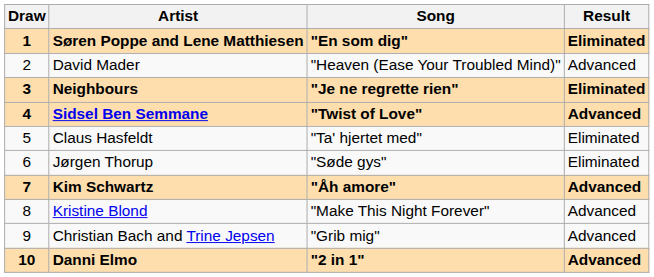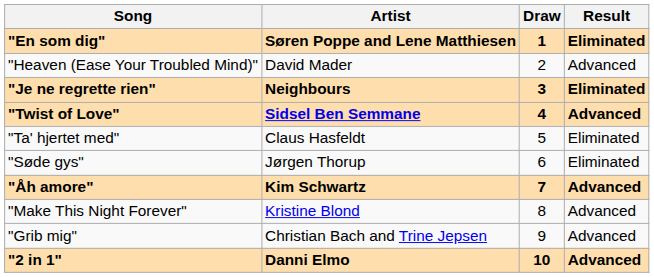columns swapped: (27, 16) <-> (436, 16)
